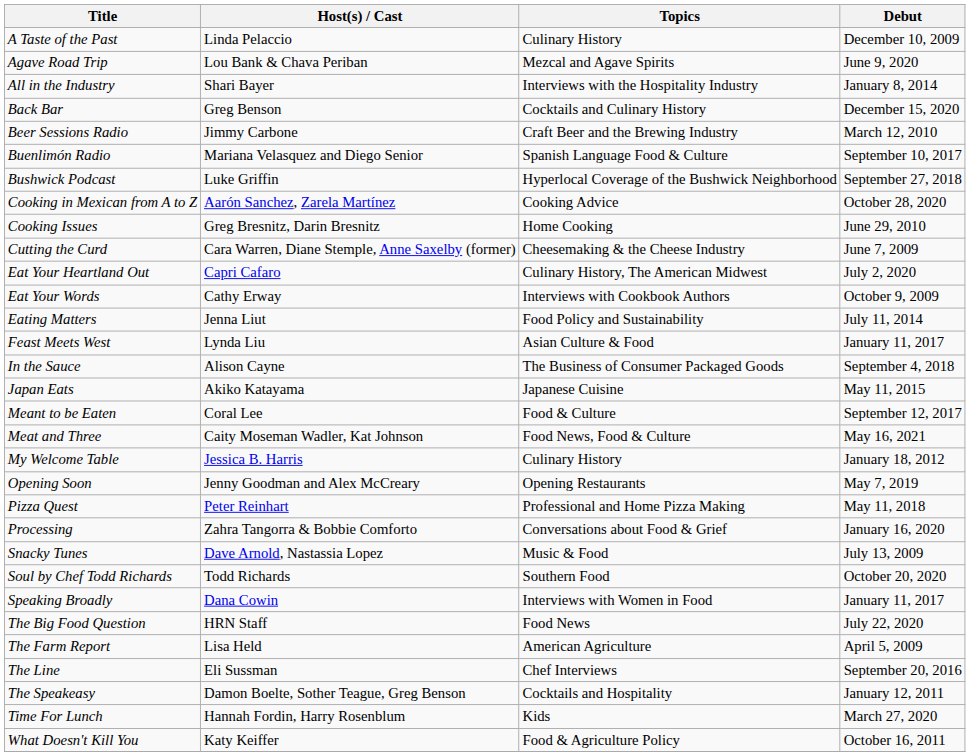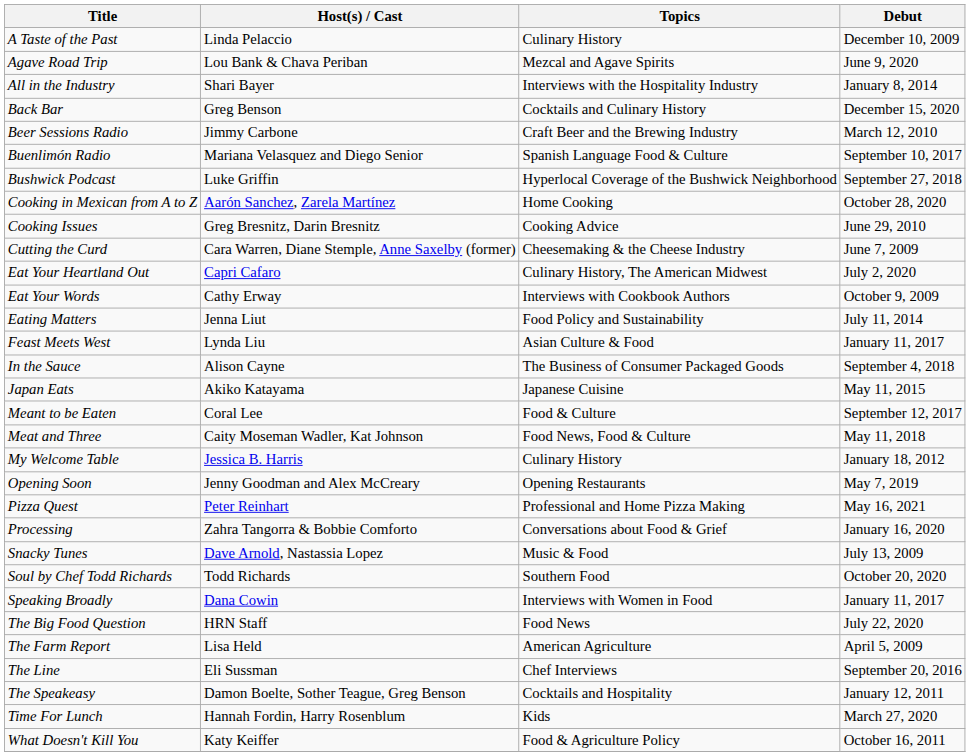(571, 202) Cooking Advice -> (568, 202) Home Cooking
(568, 226) Home Cooking -> (571, 226) Cooking Advice
(885, 436) May 16, 2021 -> (884, 436) May 11, 2018
(884, 506) May 11, 2018 -> (885, 506) May 16, 2021
